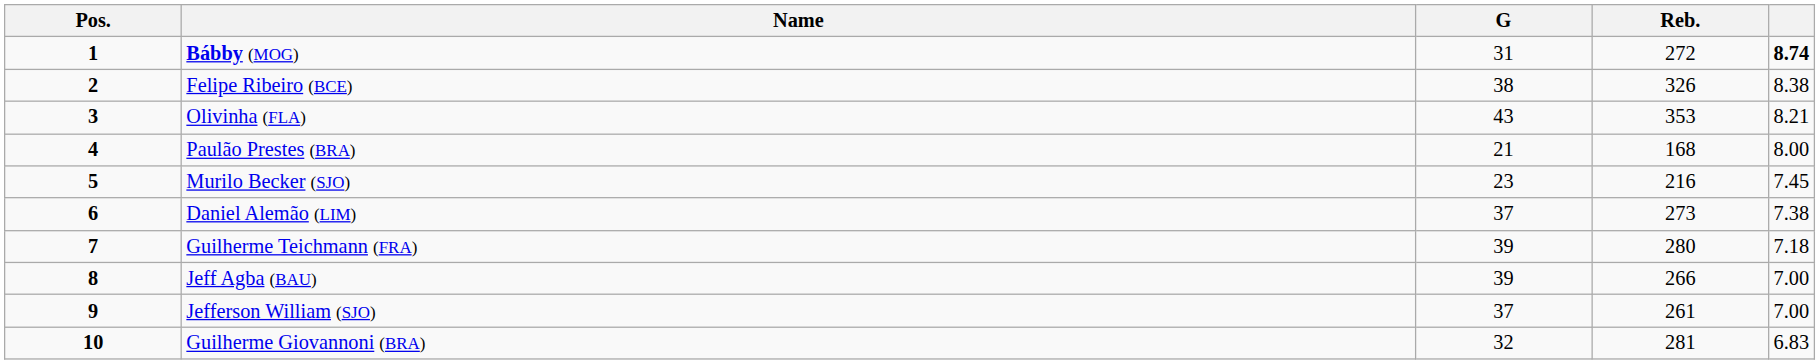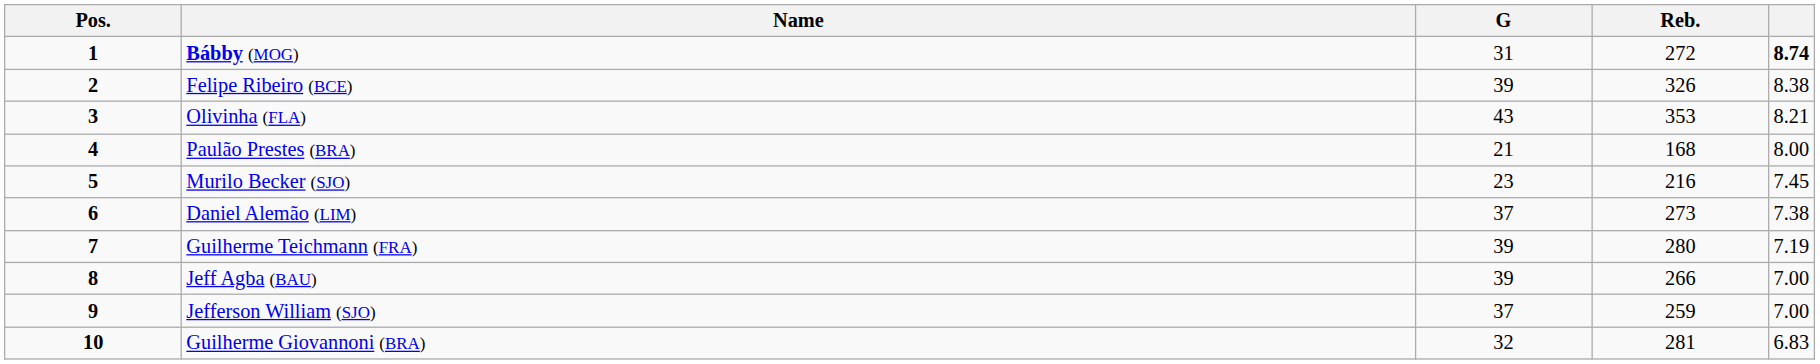(1503, 85) 38 -> (1503, 85) 39
(1791, 246) 7.18 -> (1791, 246) 7.19
(1680, 310) 261 -> (1680, 310) 259
